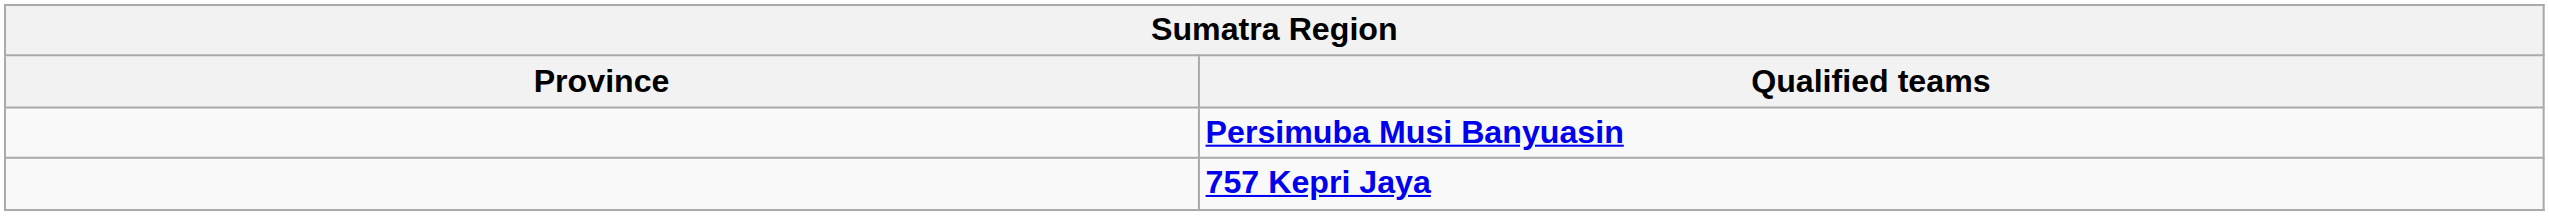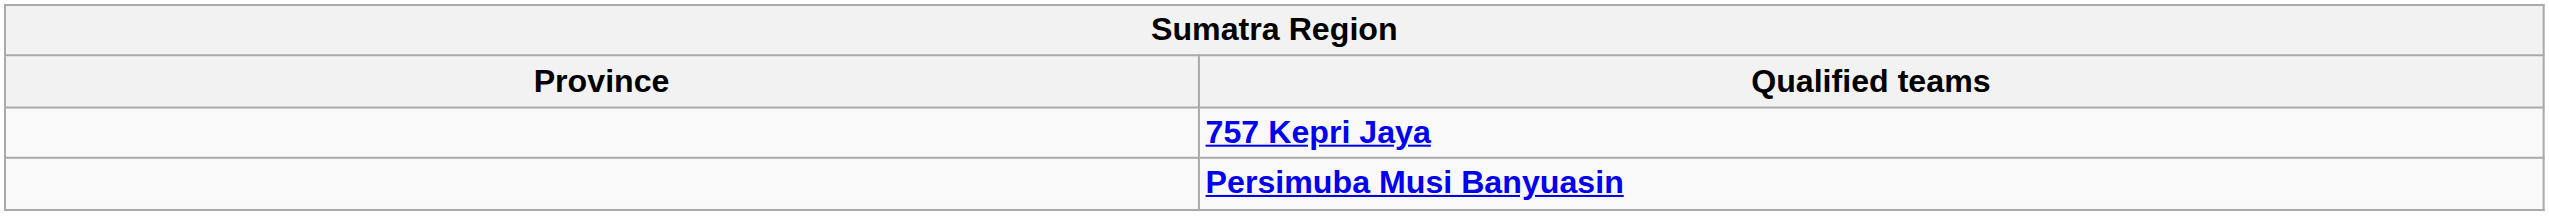rows swapped: (1318, 183) <-> (1415, 132)
